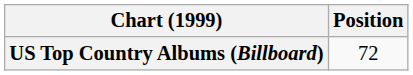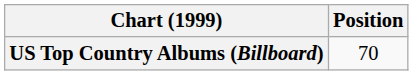(368, 53) 72 -> (368, 53) 70
